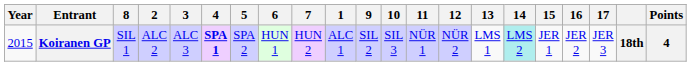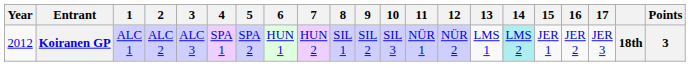columns swapped: (341, 14) <-> (126, 14)
(20, 42) 2015 -> (20, 42) 2012
(216, 42) bold -> (222, 42) normal
(666, 42) 4 -> (665, 42) 3
